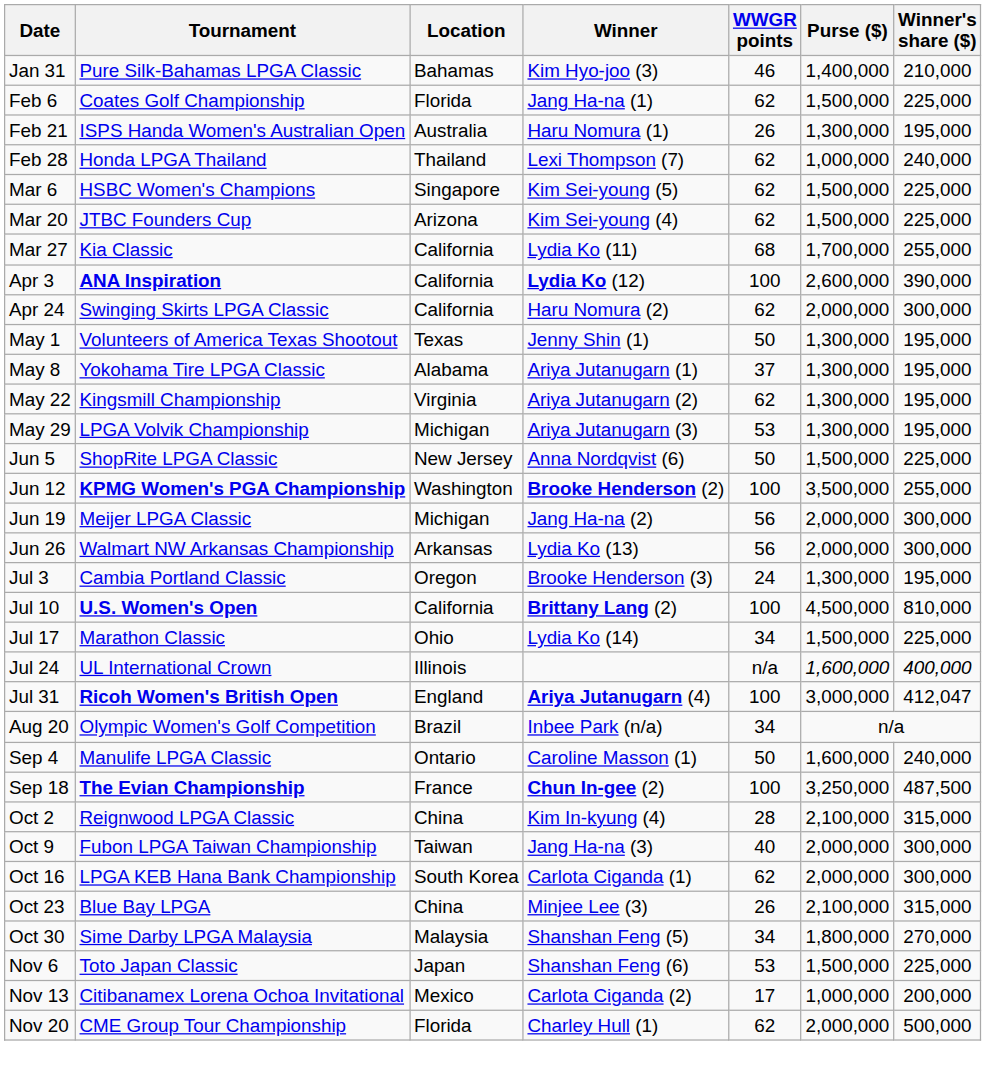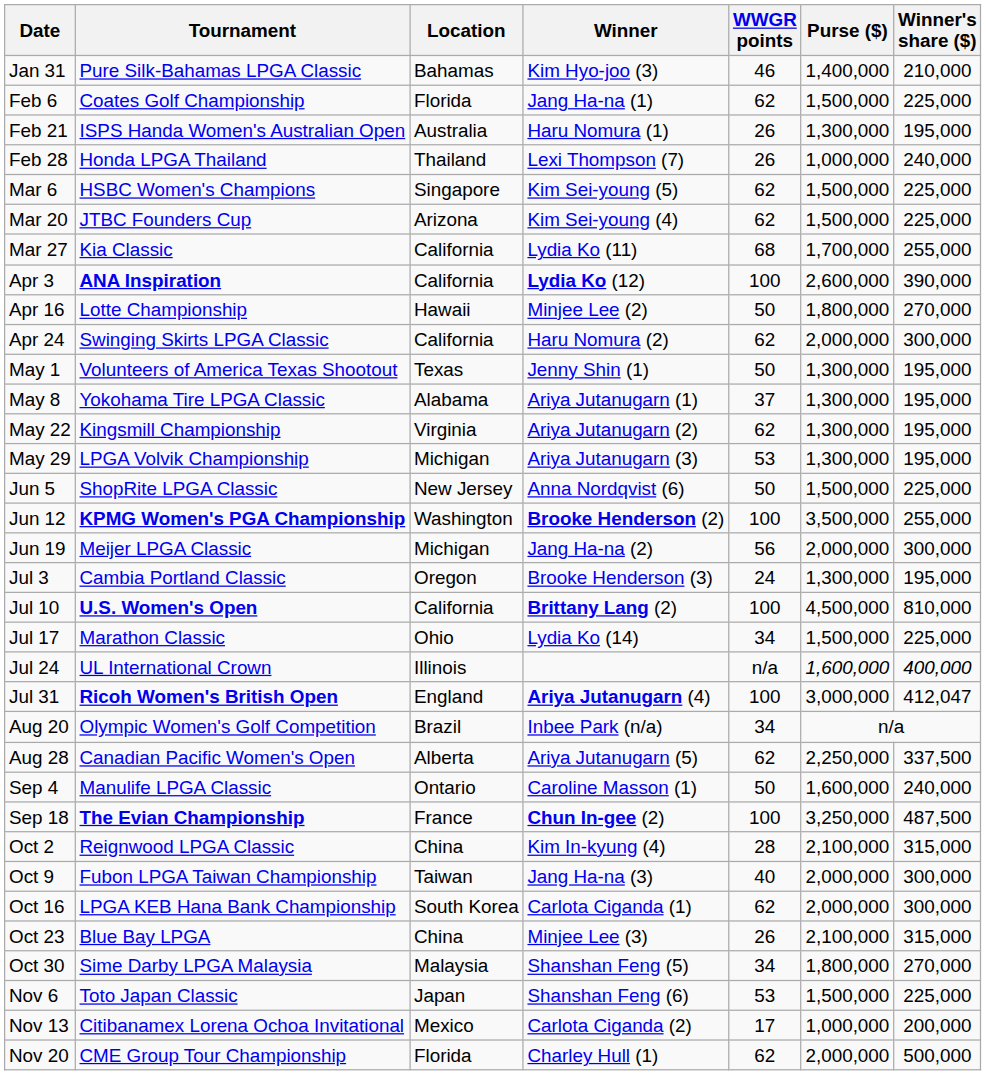(765, 160) 62 -> (765, 160) 26
+ row: (37, 309)
- row: (37, 548)
+ row: (39, 757)
